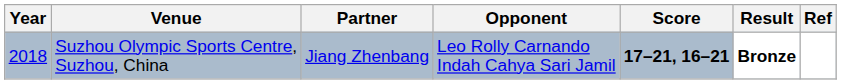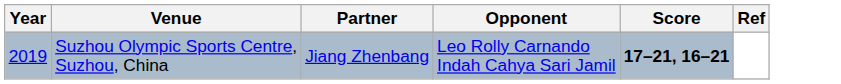- column: (767, 19)
(28, 56) 2018 -> (28, 56) 2019
